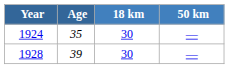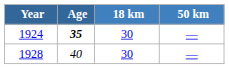(76, 34) normal -> (76, 34) bold
(76, 54) 39 -> (76, 54) 40
